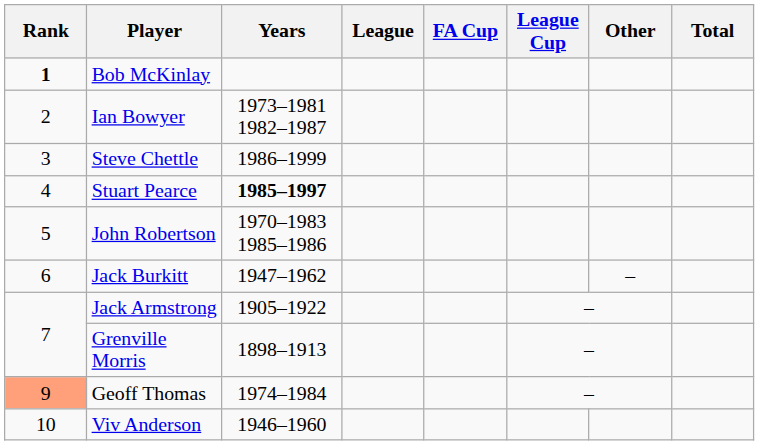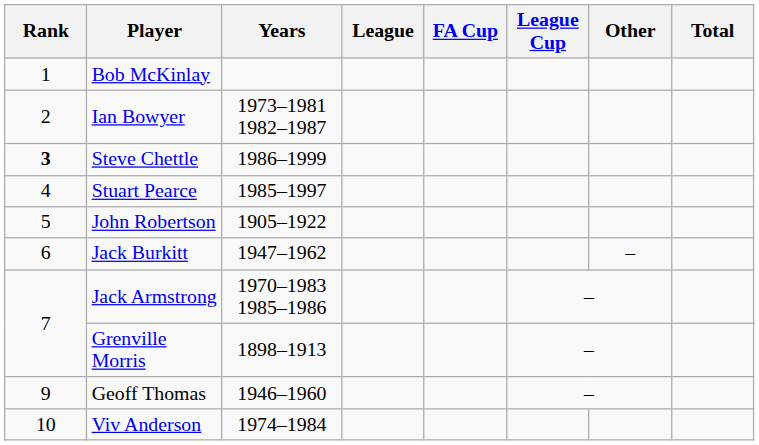(46, 74) bold -> (46, 74) normal
(46, 159) normal -> (46, 159) bold
(282, 190) bold -> (282, 190) normal
(282, 233) 1970–1983 1985–1986 -> (282, 222) 1905–1922
(282, 307) 1905–1922 -> (282, 296) 1970–1983 1985–1986
(46, 392) lightsalmon background -> (46, 392) no background
(282, 392) 1974–1984 -> (282, 392) 1946–1960
(282, 424) 1946–1960 -> (282, 424) 1974–1984
